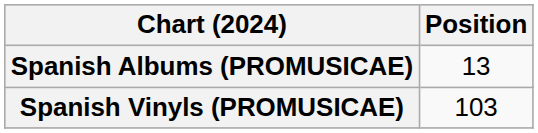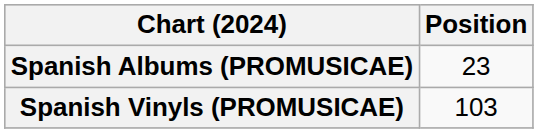(476, 66) 13 -> (476, 66) 23
